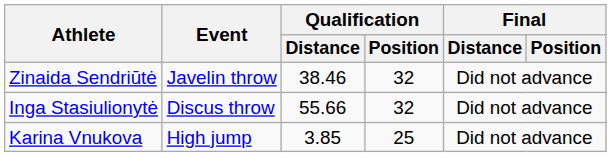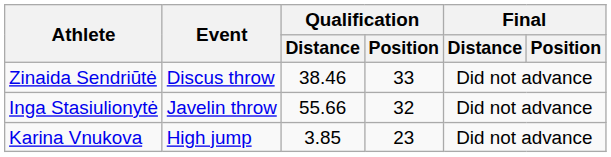(222, 78) Javelin throw -> (221, 78) Discus throw
(404, 78) 32 -> (404, 78) 33
(221, 108) Discus throw -> (222, 108) Javelin throw
(404, 137) 25 -> (404, 137) 23
